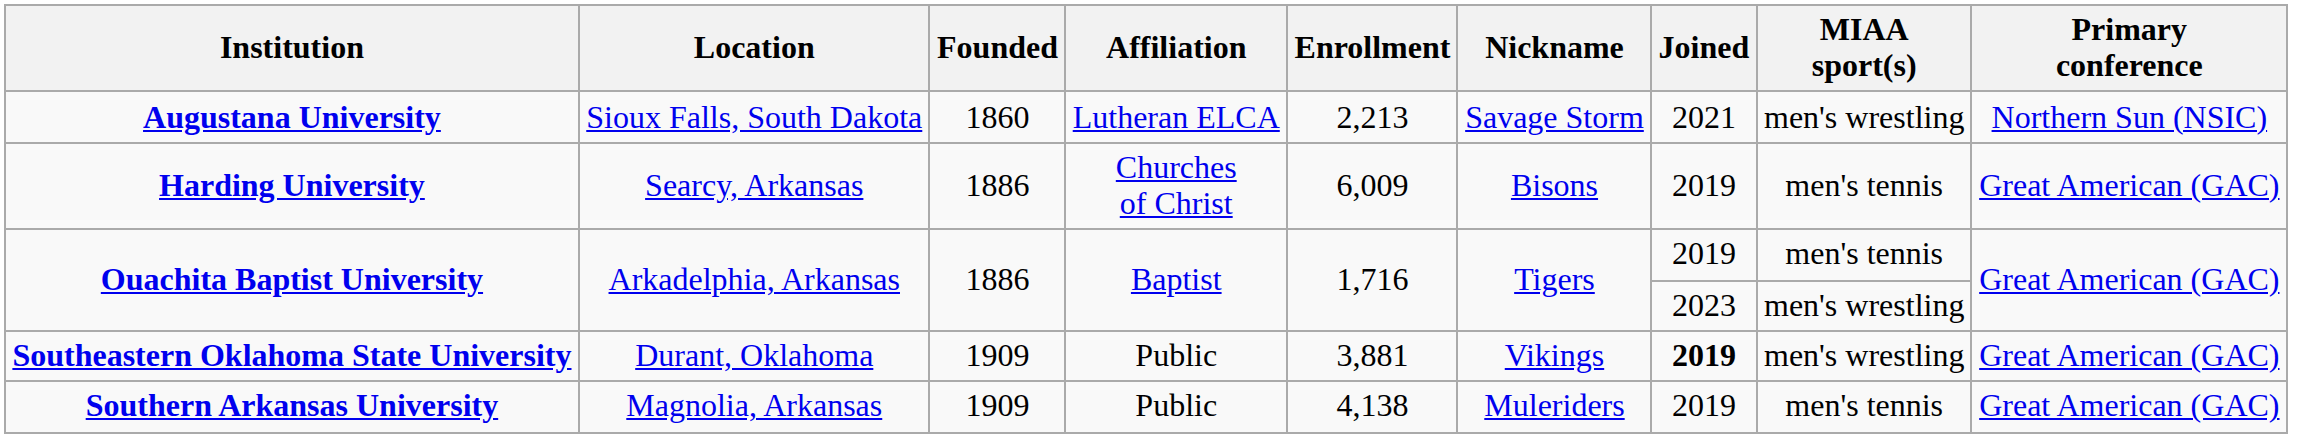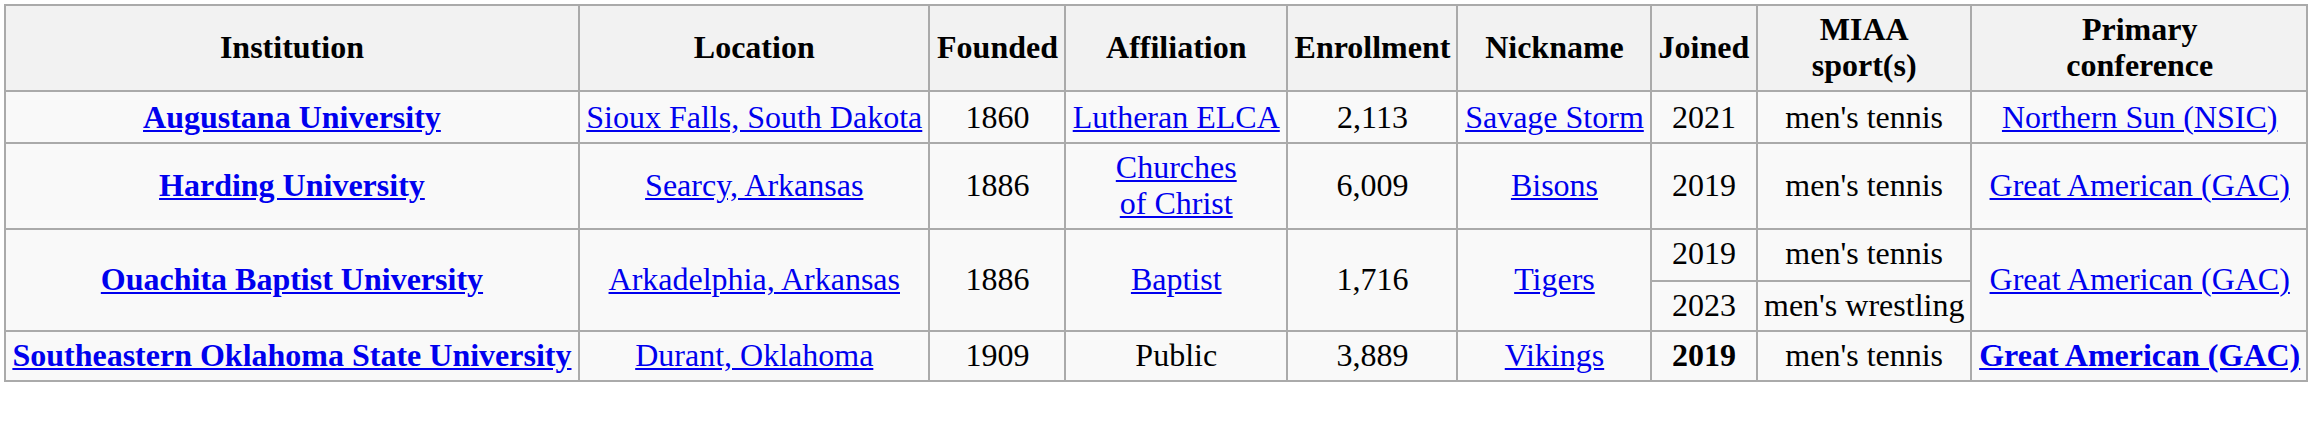(1372, 116) 2,213 -> (1372, 116) 2,113
(1864, 116) men's wrestling -> (1864, 116) men's tennis
(1372, 355) 3,881 -> (1372, 355) 3,889
(1864, 355) men's wrestling -> (1864, 355) men's tennis
(2129, 355) normal -> (2140, 355) bold
- row: (292, 406)
